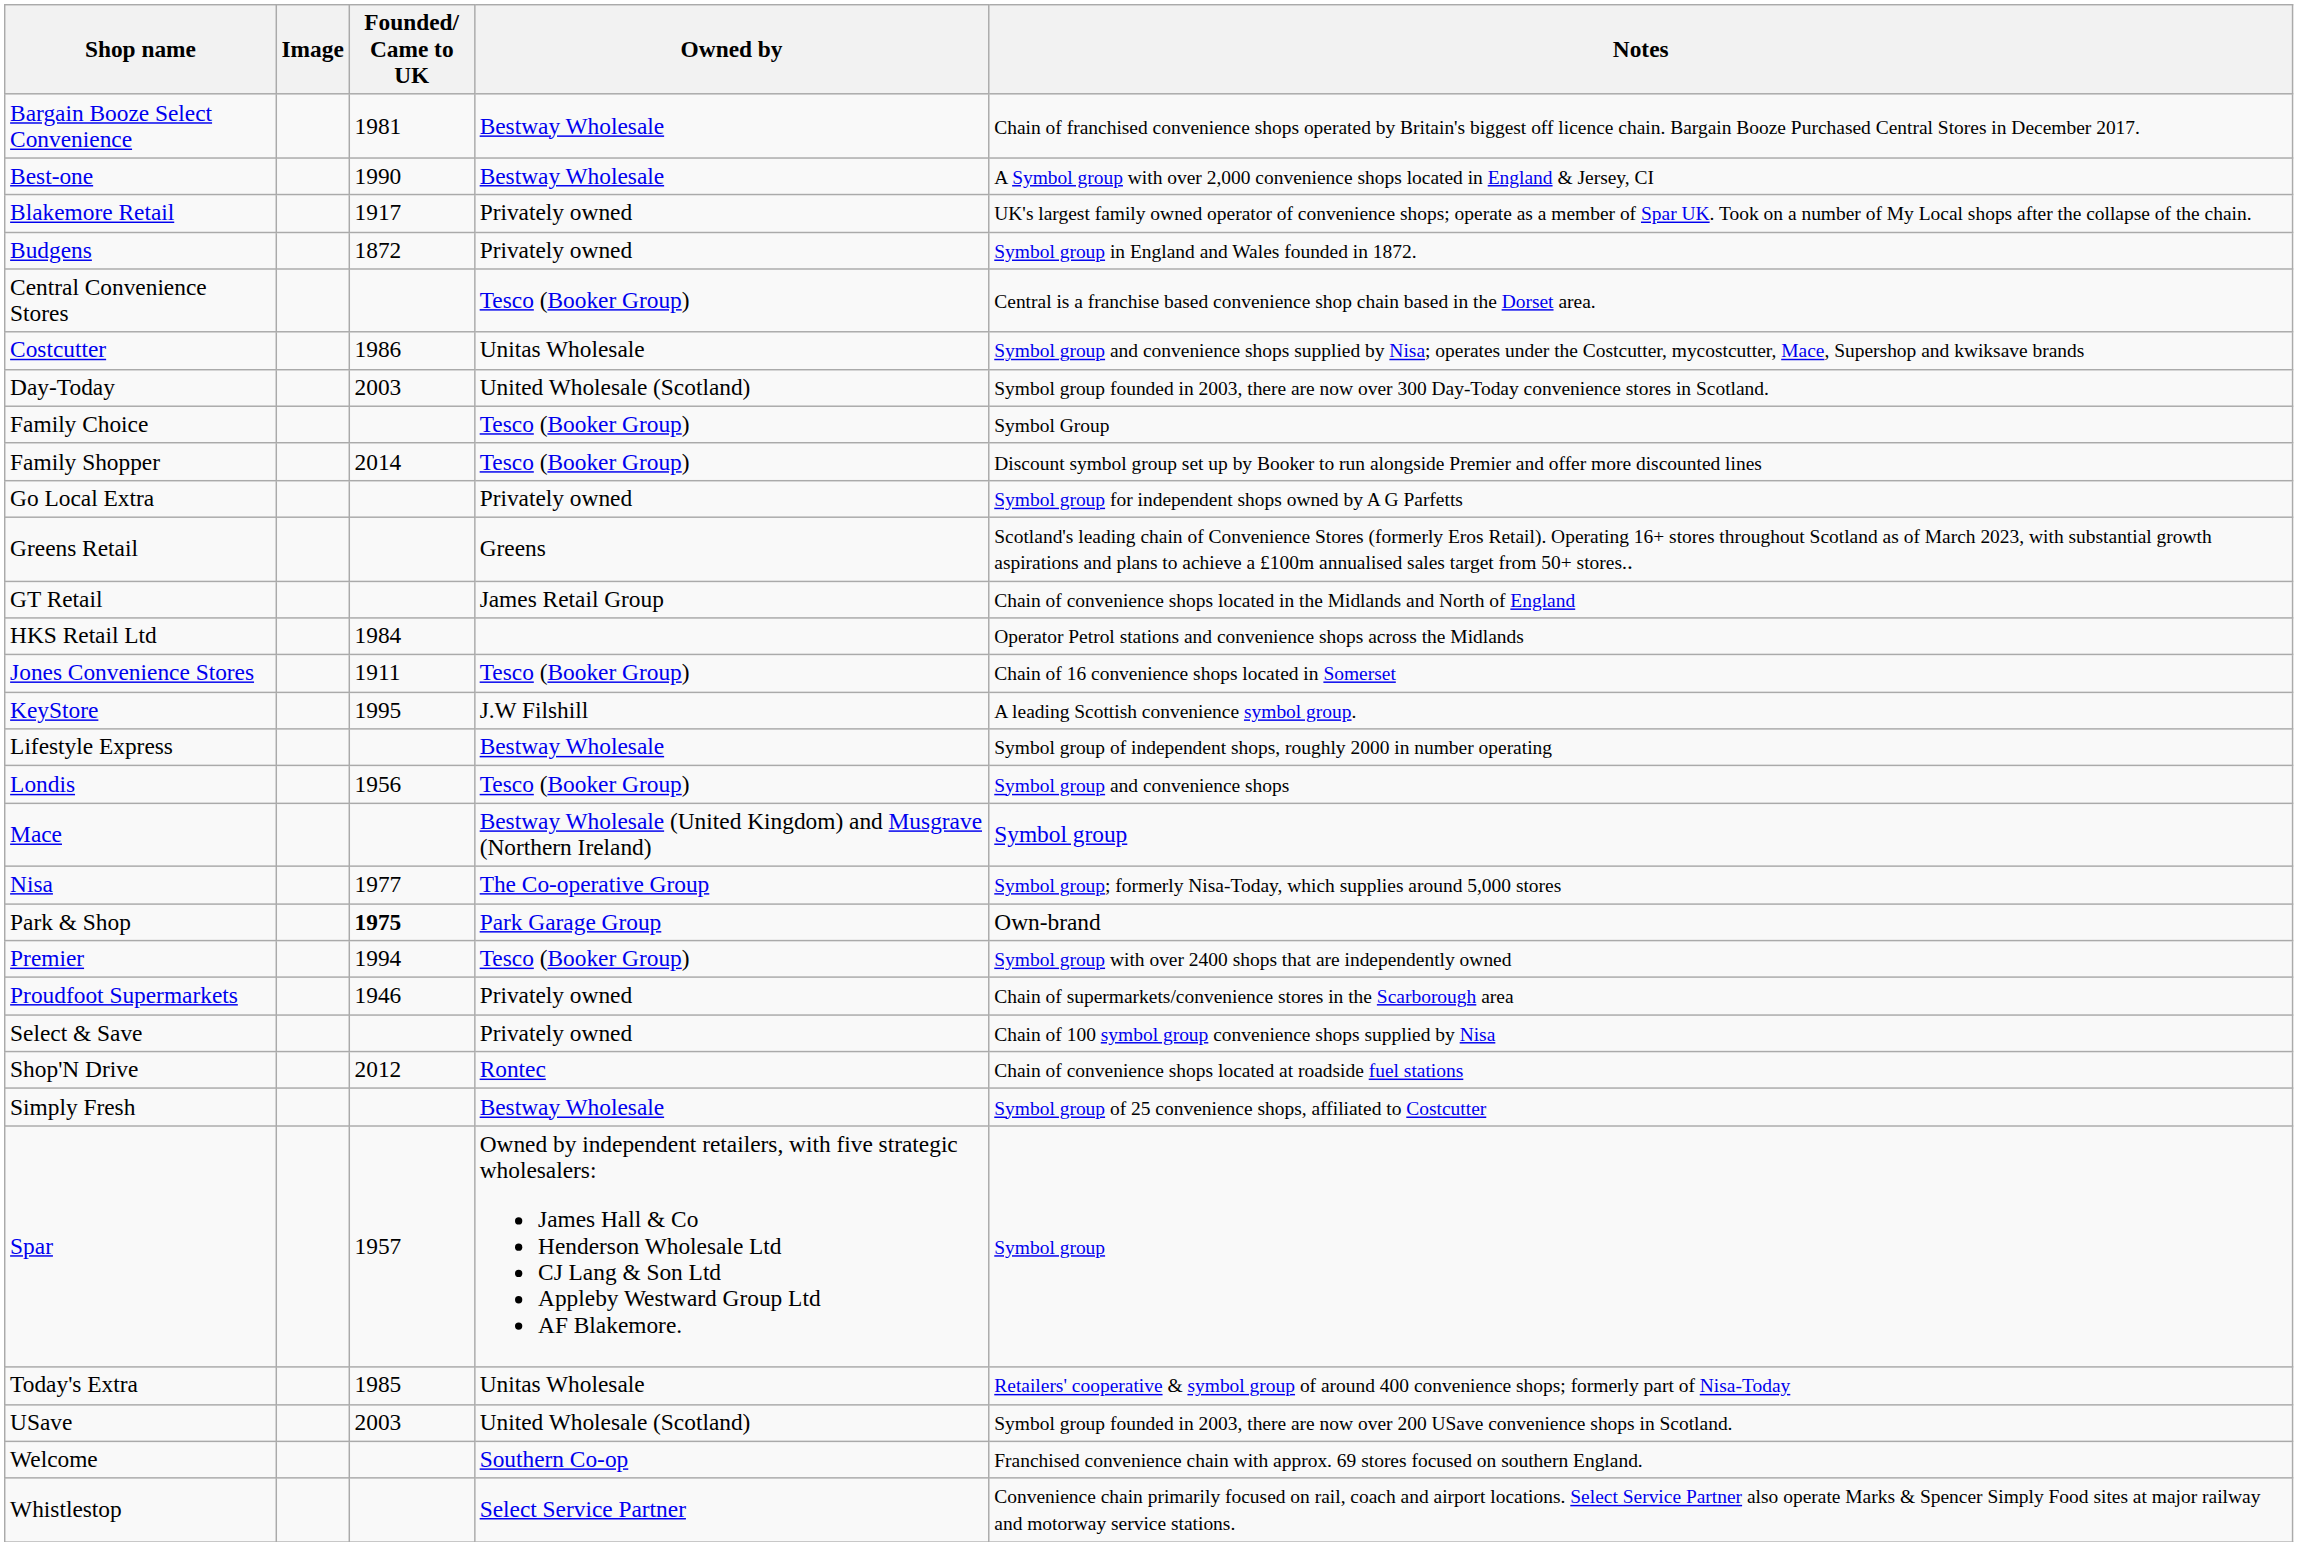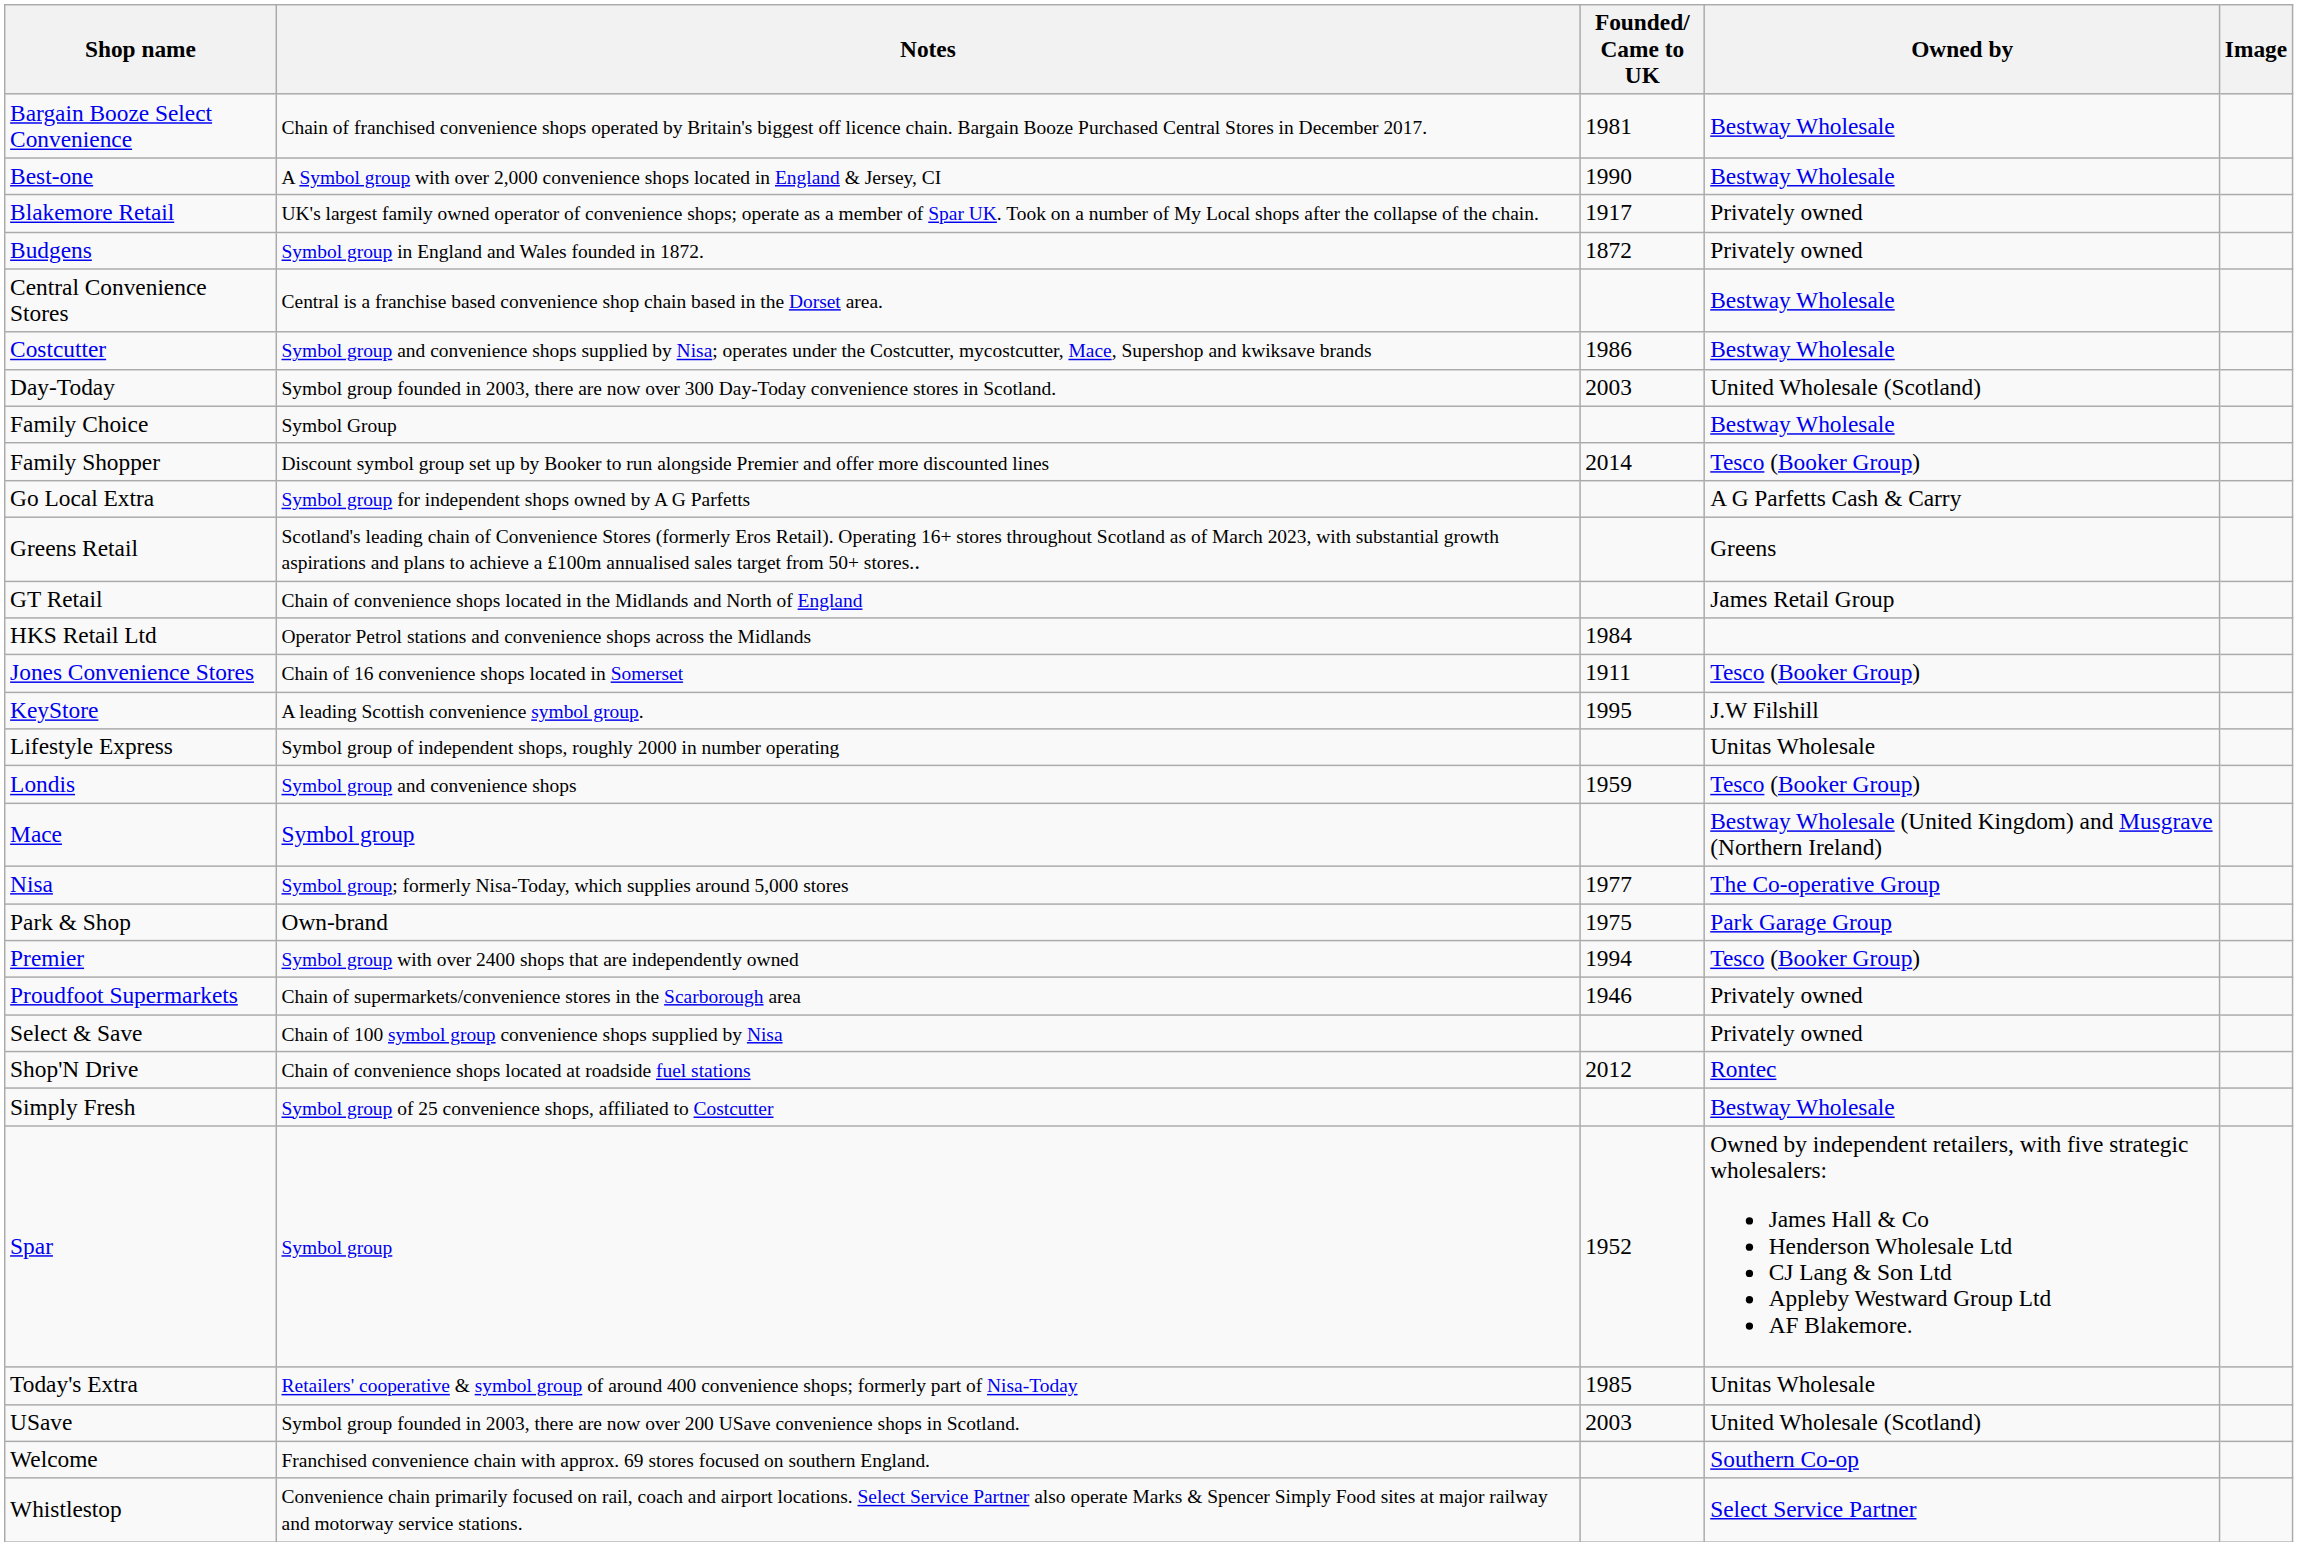columns swapped: (313, 49) <-> (1641, 49)
(585, 300) Tesco (Booker Group) -> (1802, 300) Bestway Wholesale
(562, 350) Unitas Wholesale -> (1802, 350) Bestway Wholesale
(585, 424) Tesco (Booker Group) -> (1802, 424) Bestway Wholesale
(556, 498) Privately owned -> (1836, 498) A G Parfetts Cash & Carry
(572, 747) Bestway Wholesale -> (1793, 747) Unitas Wholesale
(378, 784) 1956 -> (1608, 784) 1959
(378, 921) bold -> (1608, 921) normal
(378, 1246) 1957 -> (1608, 1246) 1952
